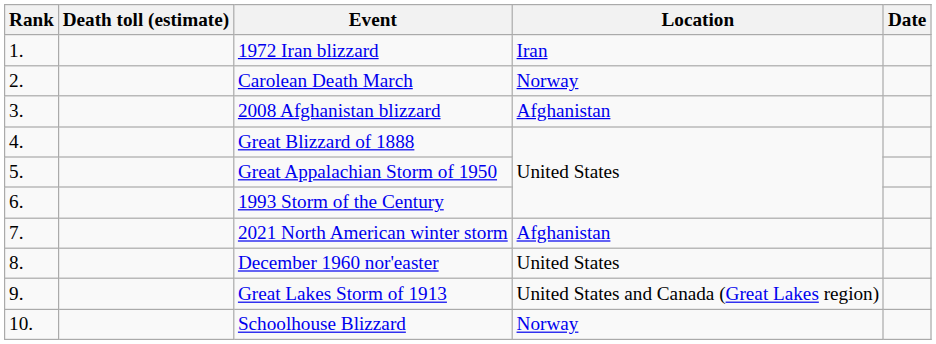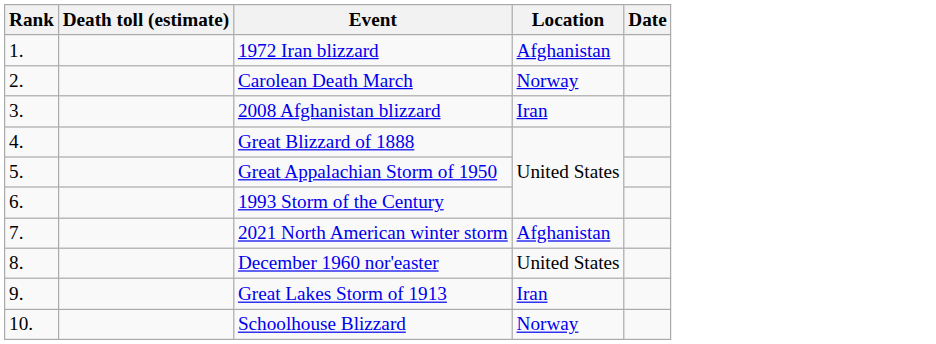(532, 50) Iran -> (563, 50) Afghanistan
(563, 111) Afghanistan -> (532, 111) Iran
(698, 293) United States and Canada (Great Lakes region) -> (532, 293) Iran
